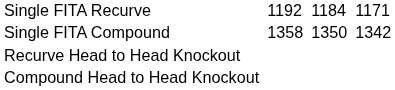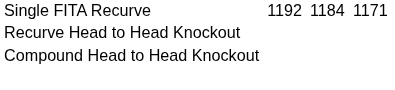- row: (87, 33)
